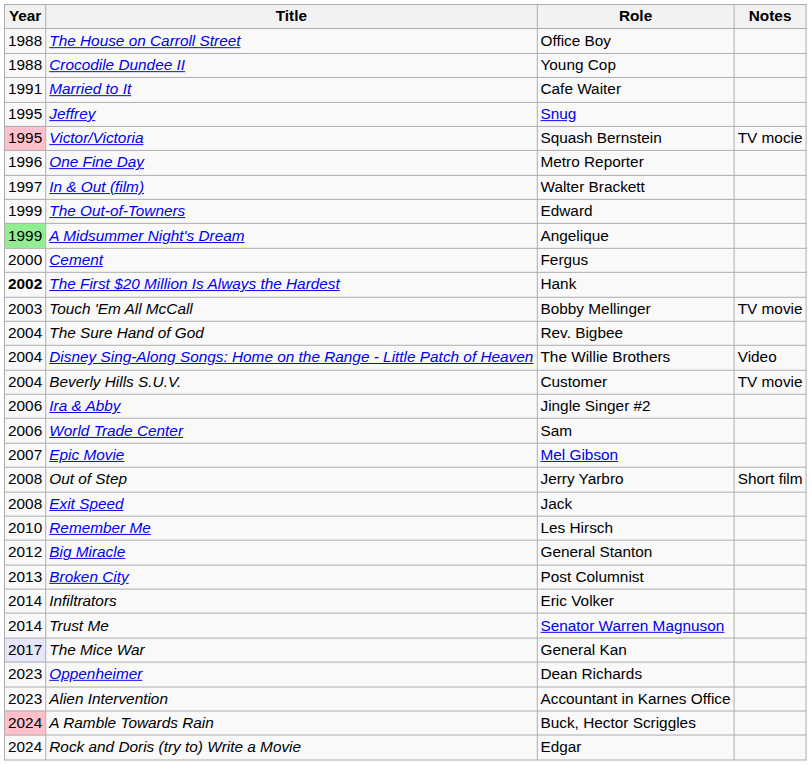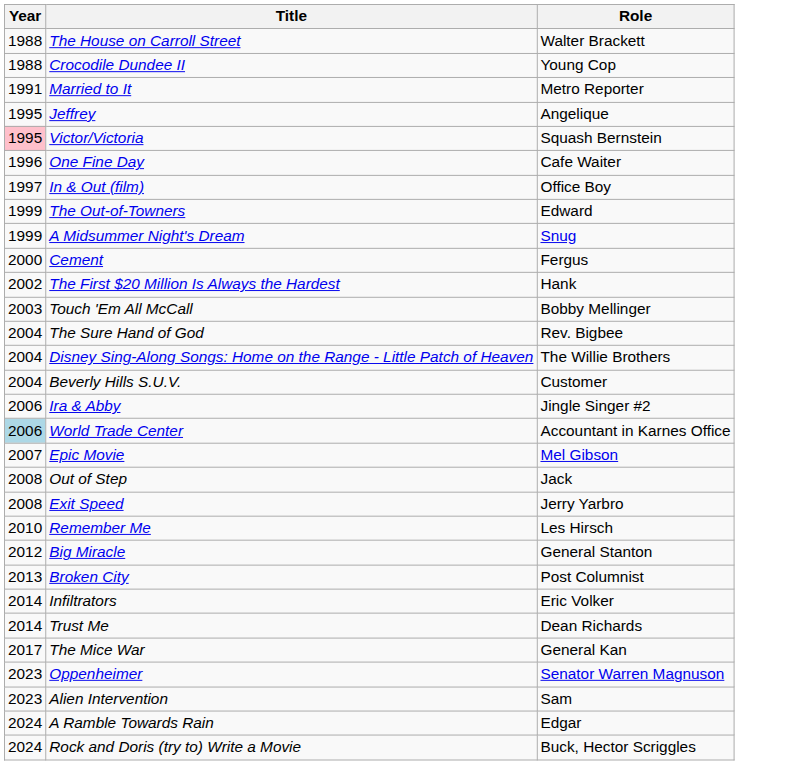- column: (770, 16)
(576, 41) Office Boy -> (593, 41) Walter Brackett
(581, 89) Cafe Waiter -> (592, 89) Metro Reporter
(558, 114) Snug -> (575, 114) Angelique
(592, 162) Metro Reporter -> (581, 162) Cafe Waiter
(593, 187) Walter Brackett -> (576, 187) Office Boy
(25, 235) lightgreen background -> (25, 235) no background
(575, 235) Angelique -> (558, 235) Snug
(25, 284) bold -> (25, 284) normal
(25, 430) no background -> (25, 430) lightblue background
(556, 430) Sam -> (636, 430) Accountant in Karnes Office
(582, 479) Jerry Yarbro -> (556, 479) Jack
(556, 503) Jack -> (582, 503) Jerry Yarbro
(632, 625) Senator Warren Magnuson -> (591, 625) Dean Richards
(25, 650) lavender background -> (25, 650) no background
(591, 674) Dean Richards -> (632, 674) Senator Warren Magnuson
(636, 698) Accountant in Karnes Office -> (556, 698) Sam
(25, 723) pink background -> (25, 723) no background
(618, 723) Buck, Hector Scriggles -> (561, 723) Edgar
(561, 747) Edgar -> (618, 747) Buck, Hector Scriggles
